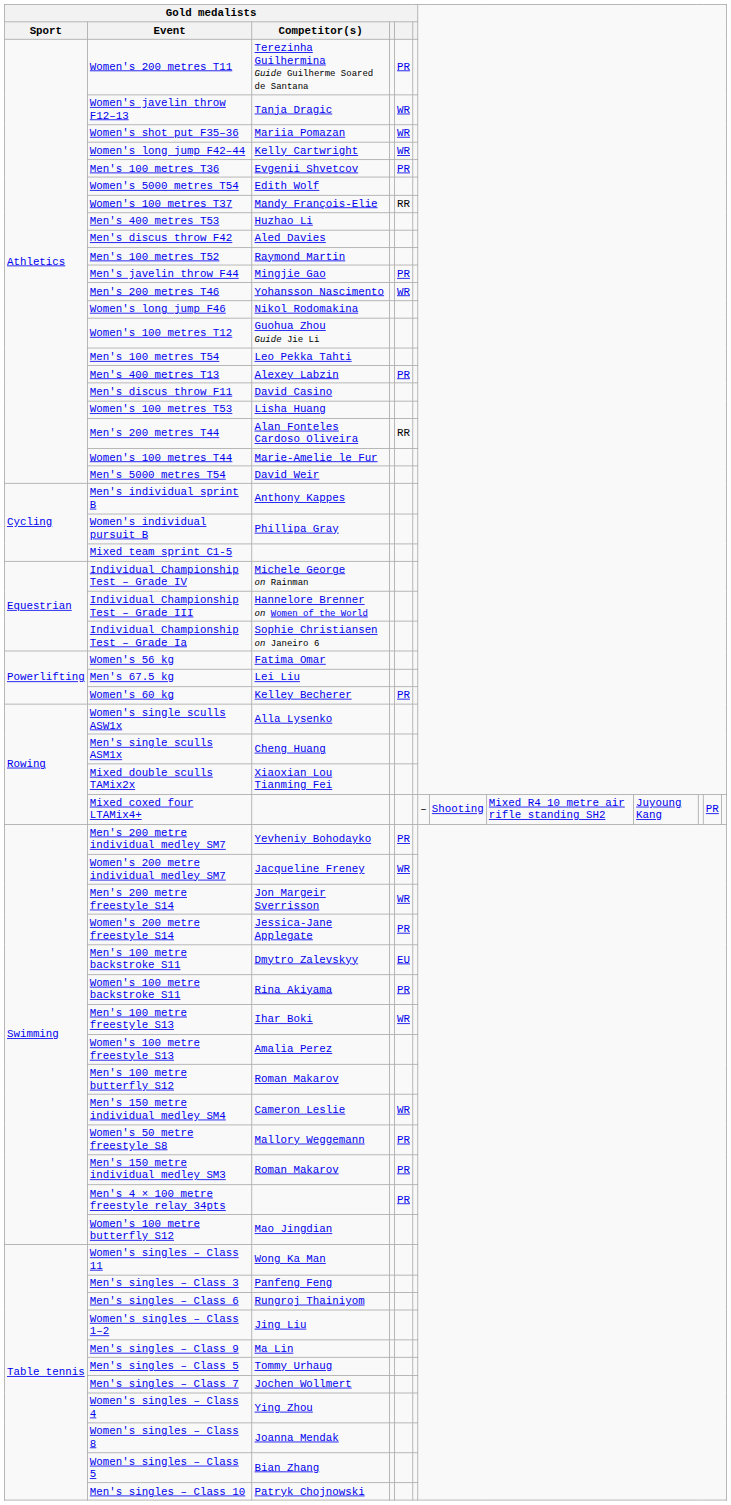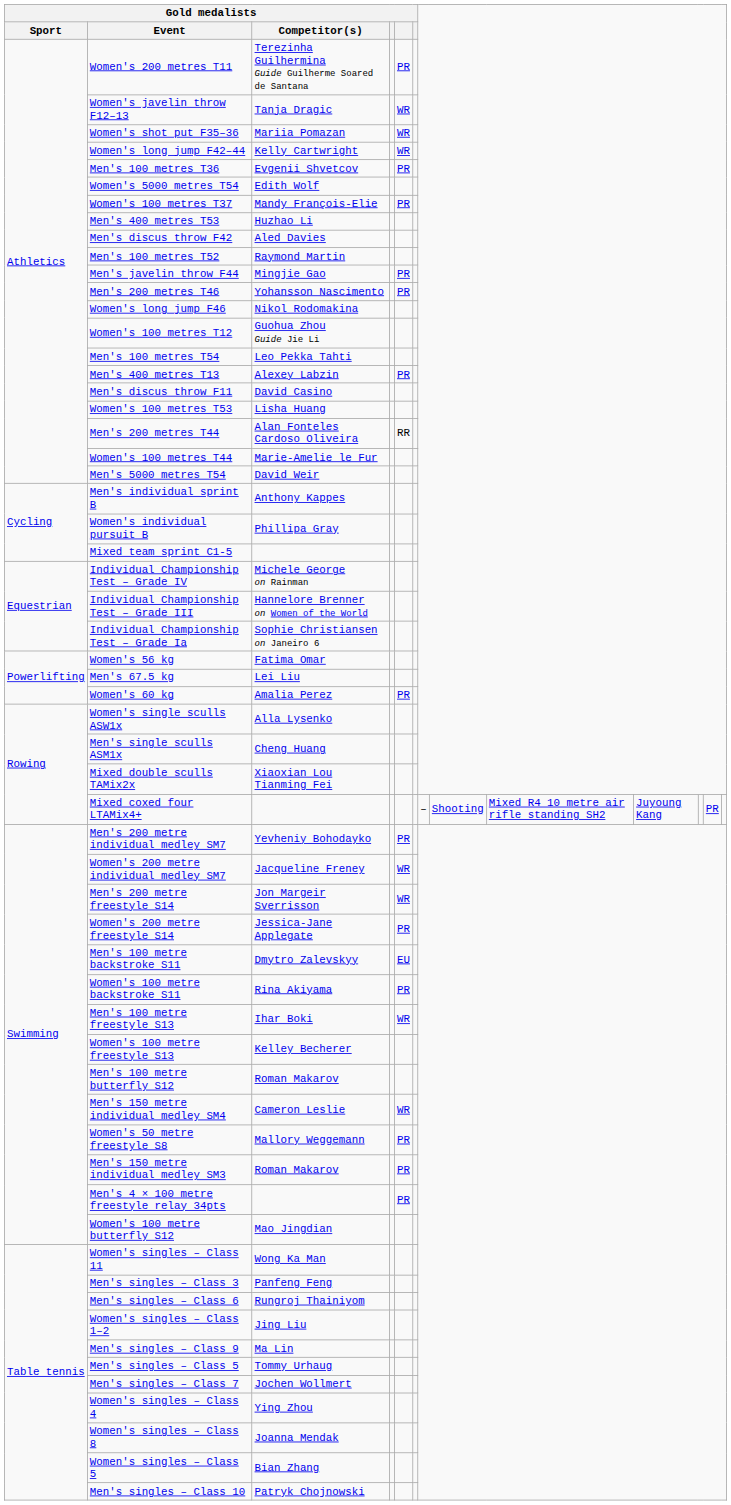(403, 204) RR -> (403, 204) PR
(403, 292) WR -> (403, 292) PR
(303, 695) Kelley Becherer -> (293, 695) Amalia Perez
(293, 1050) Amalia Perez -> (303, 1050) Kelley Becherer
